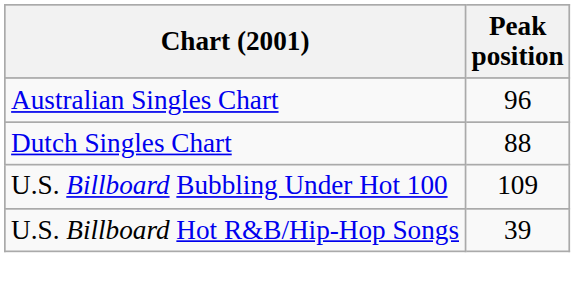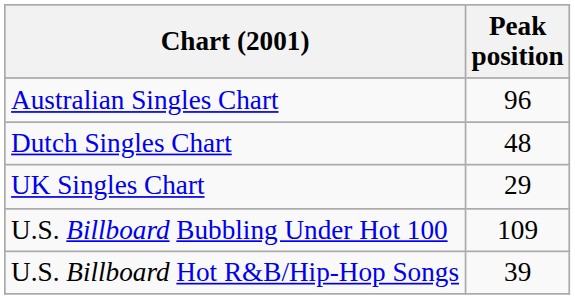(518, 142) 88 -> (518, 142) 48
+ row: (108, 186)
